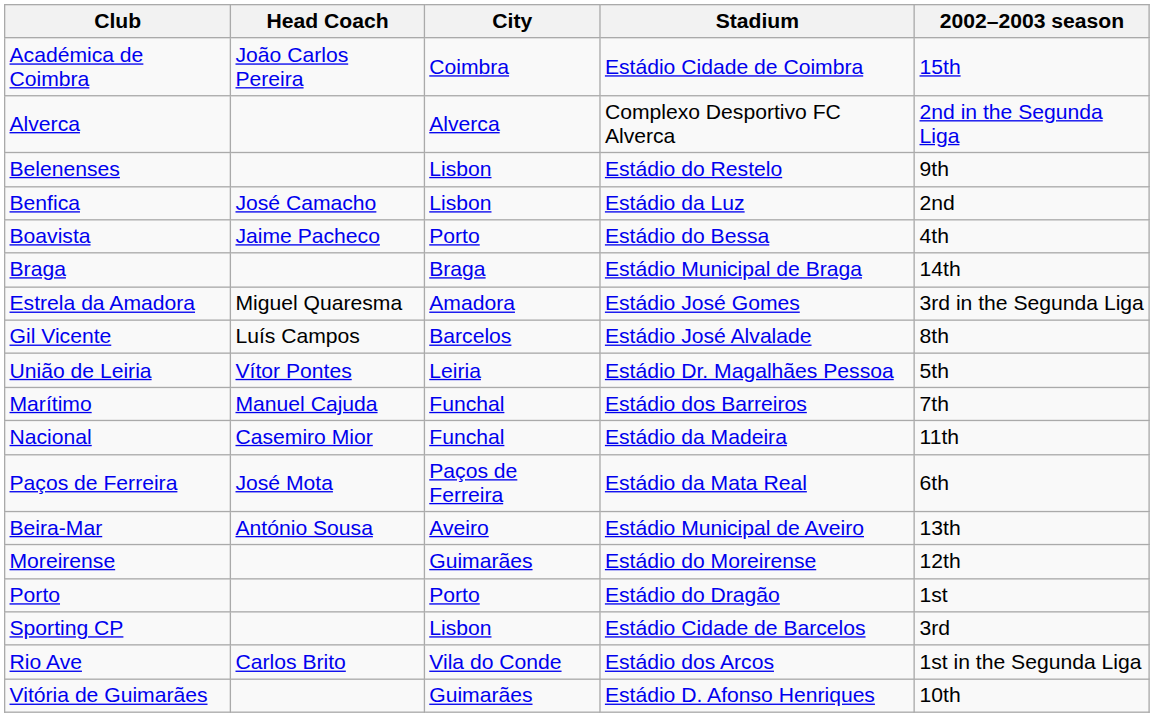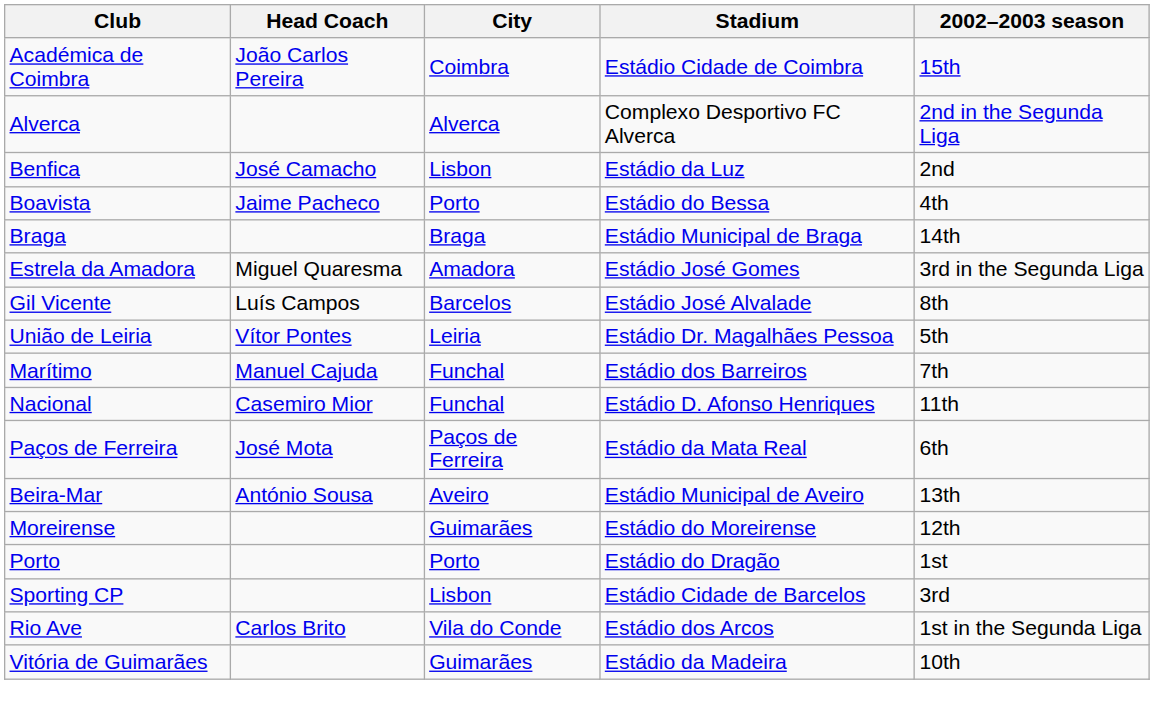- row: (65, 169)
(696, 437) Estádio da Madeira -> (740, 403) Estádio D. Afonso Henriques
(740, 695) Estádio D. Afonso Henriques -> (696, 661) Estádio da Madeira
